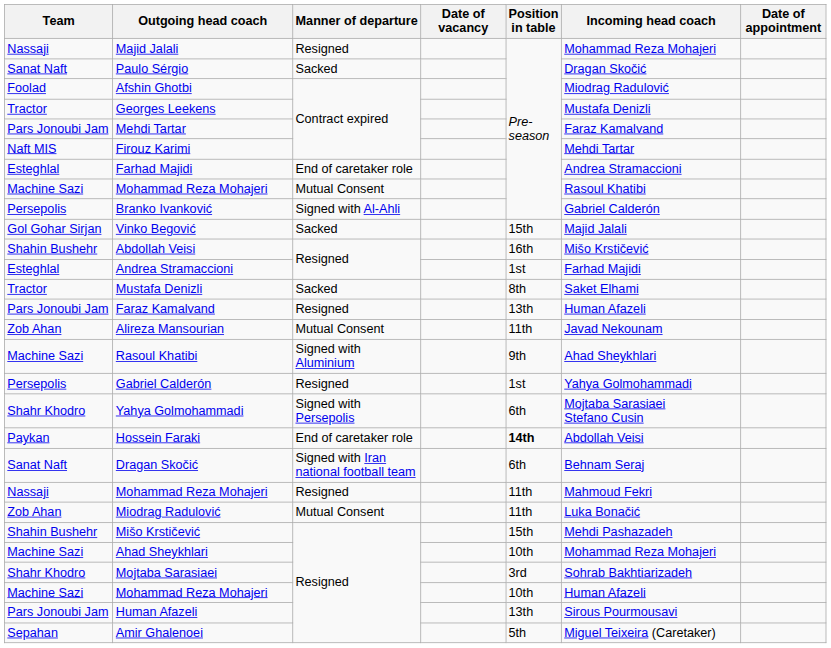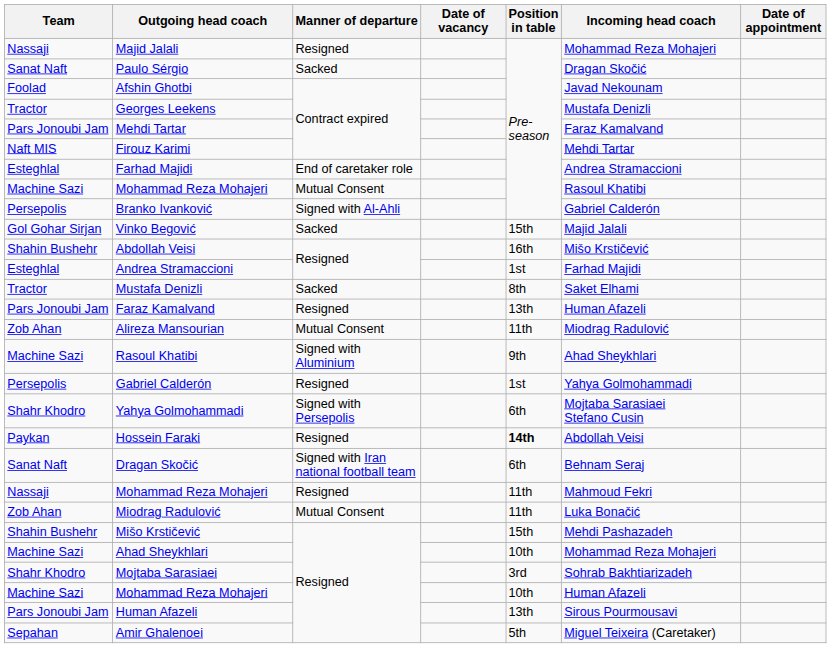(617, 88) Miodrag Radulović -> (613, 88) Javad Nekounam
(613, 329) Javad Nekounam -> (617, 329) Miodrag Radulović
(354, 438) End of caretaker role -> (322, 438) Resigned
